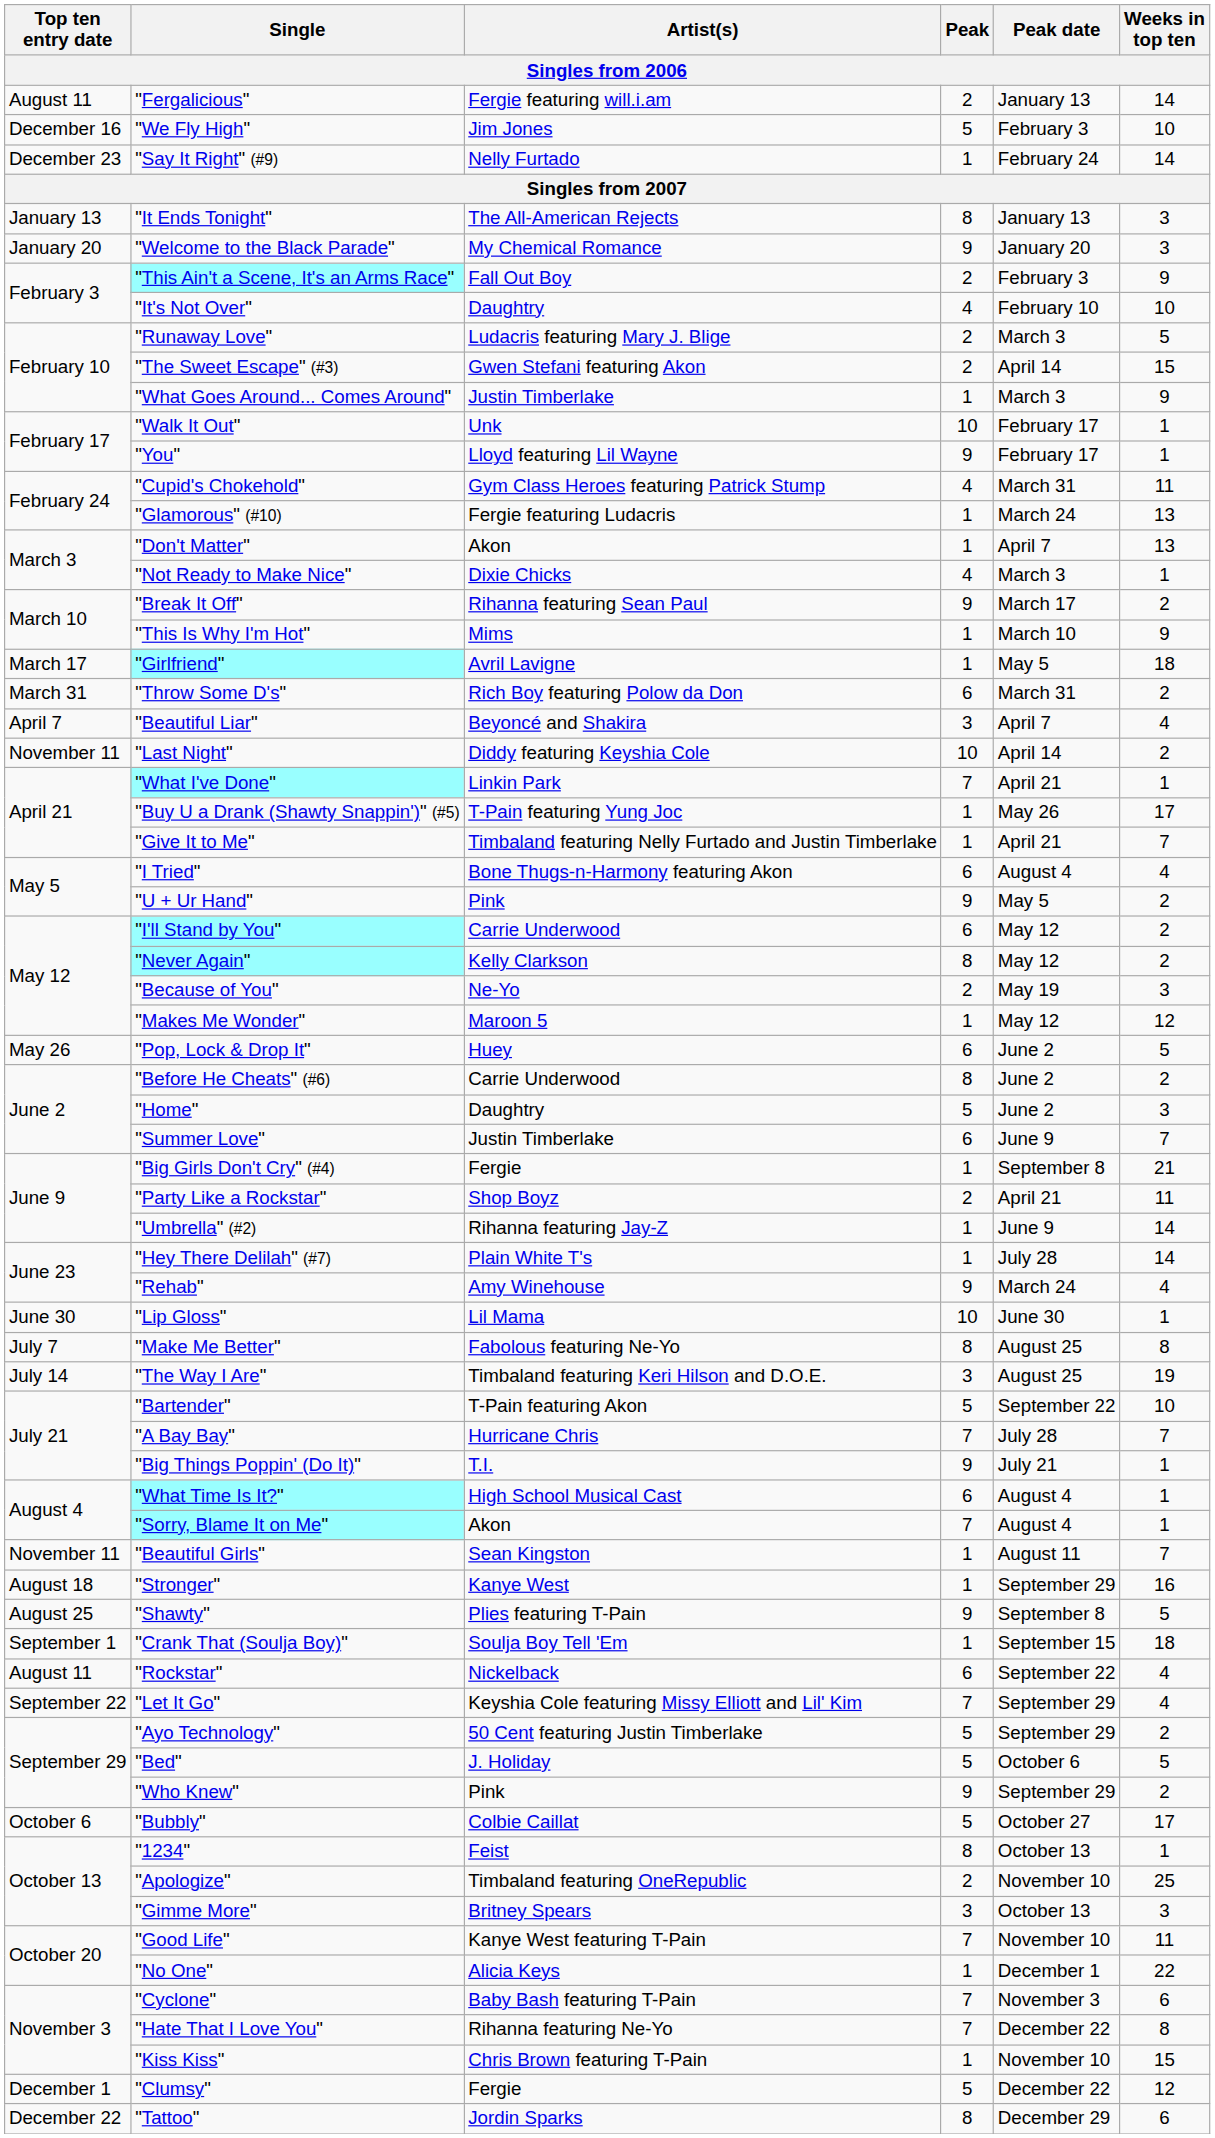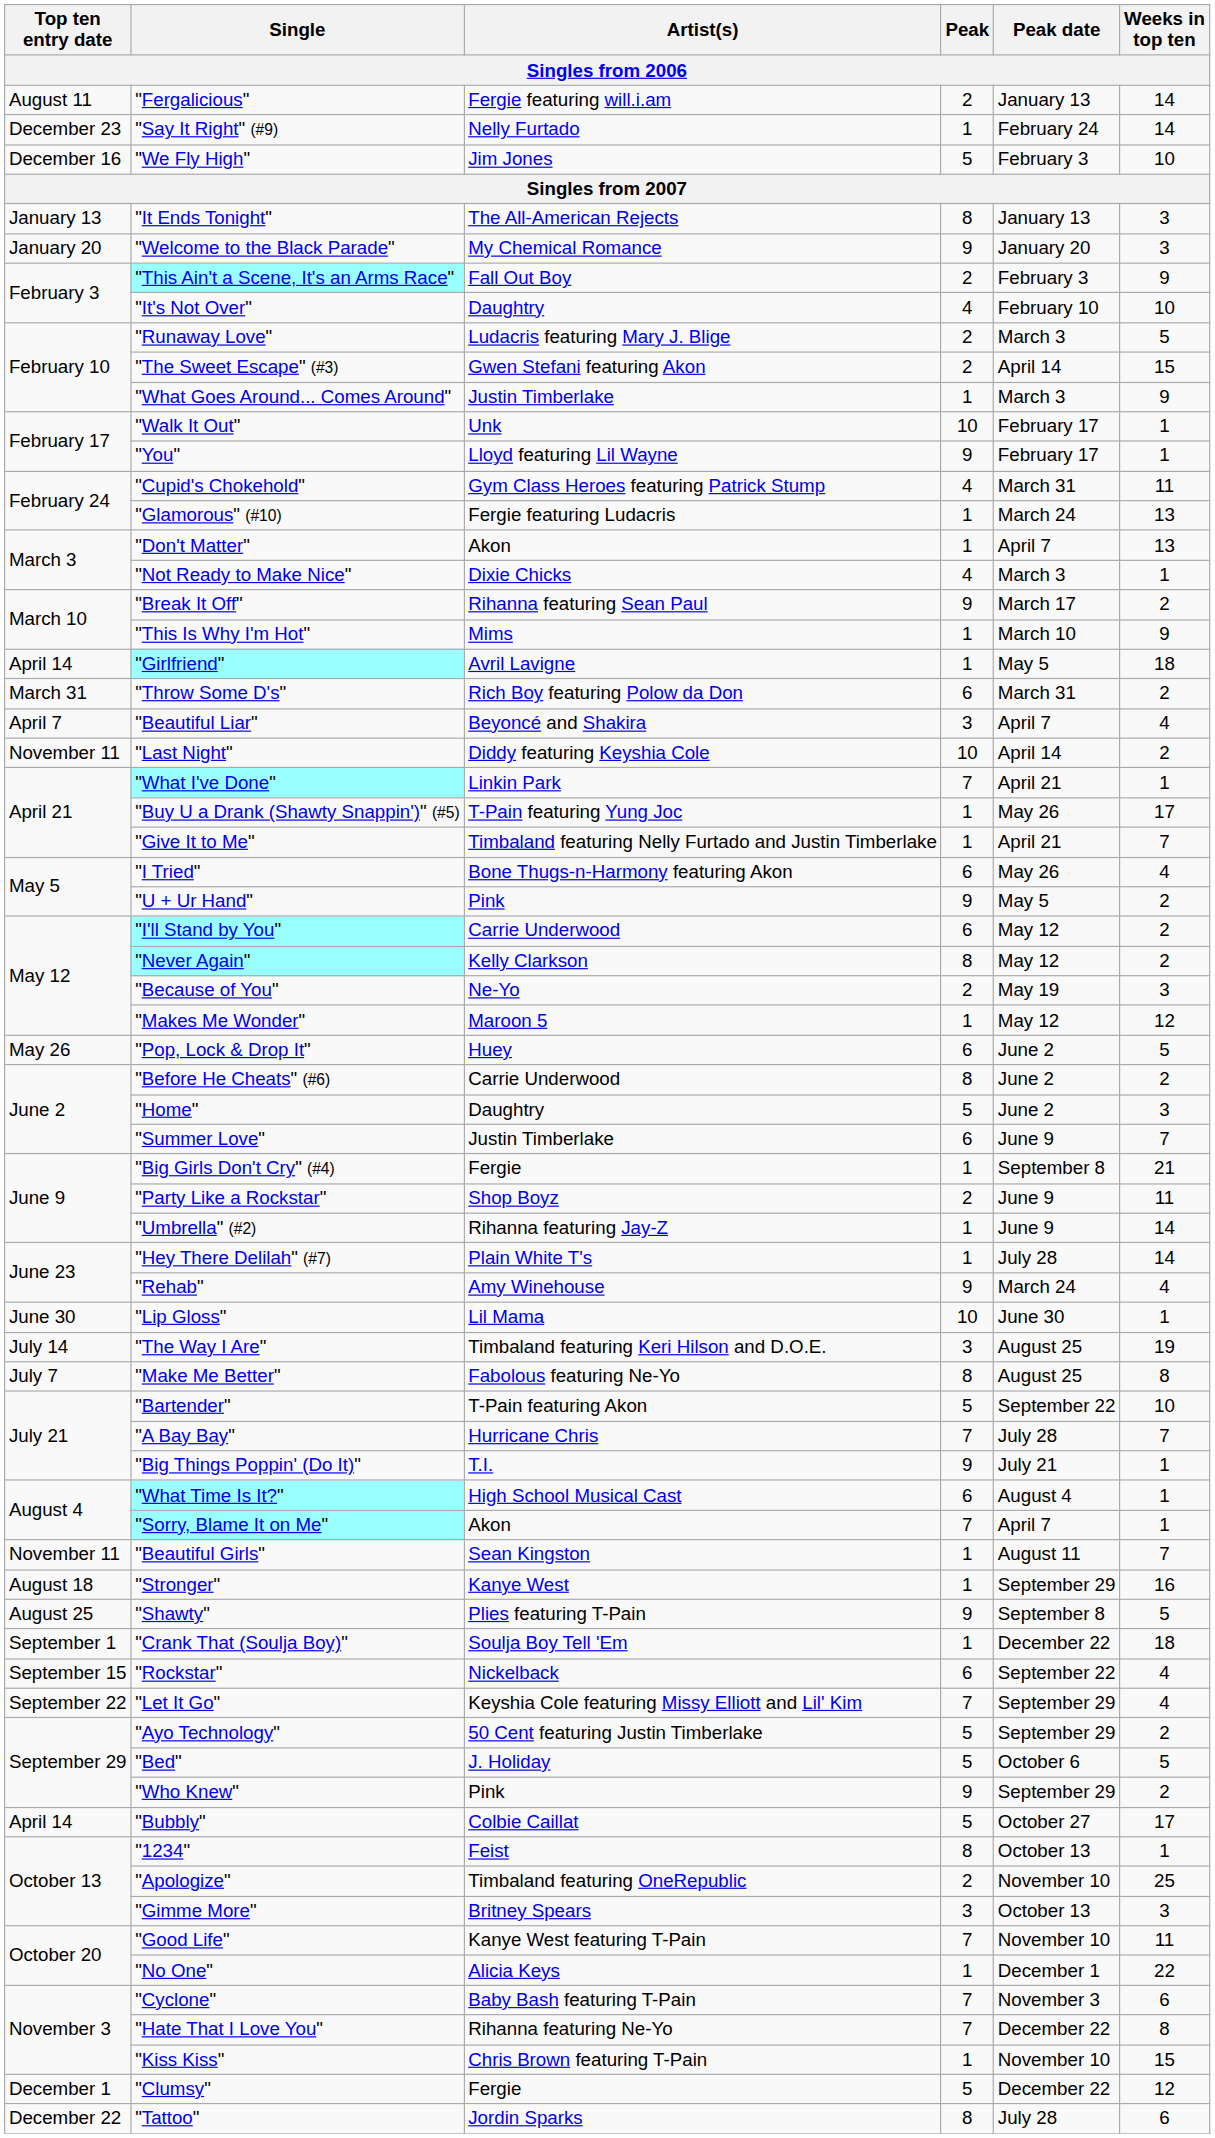rows swapped: (193, 129) <-> (207, 159)
(48, 663) March 17 -> (41, 663) April 14
(1035, 871) August 4 -> (1029, 871) May 26
(1030, 1198) April 21 -> (1026, 1198) June 9
rows swapped: (208, 1346) <-> (201, 1376)
(1035, 1524) August 4 -> (1024, 1524) April 7
(1057, 1643) September 15 -> (1054, 1643) December 22
(50, 1673) August 11 -> (68, 1673) September 15
(50, 1821) October 6 -> (41, 1821) April 14
(1054, 2118) December 29 -> (1027, 2118) July 28
